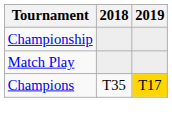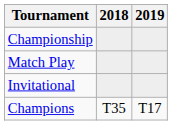+ row: (41, 85)
(150, 85) gold background -> (150, 108) no background
